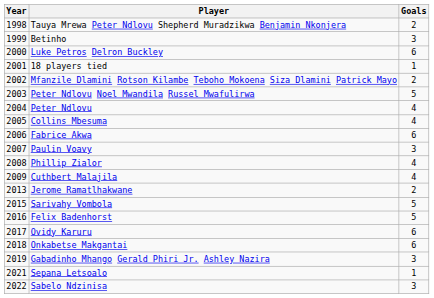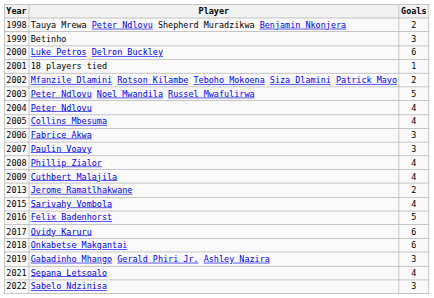(414, 135) 6 -> (414, 135) 3
(414, 204) 5 -> (414, 204) 4
(414, 273) 1 -> (414, 273) 4
